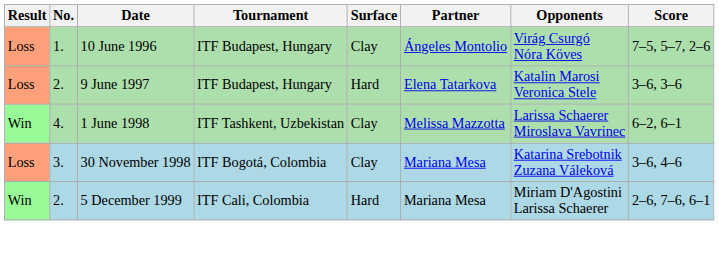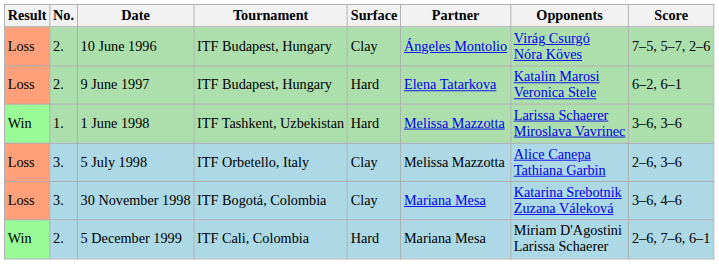(58, 46) 1. -> (58, 46) 2.
(657, 84) 3–6, 3–6 -> (657, 84) 6–2, 6–1
(58, 123) 4. -> (58, 123) 1.
(364, 123) Clay -> (365, 123) Hard
(657, 123) 6–2, 6–1 -> (657, 123) 3–6, 3–6
+ row: (114, 162)
